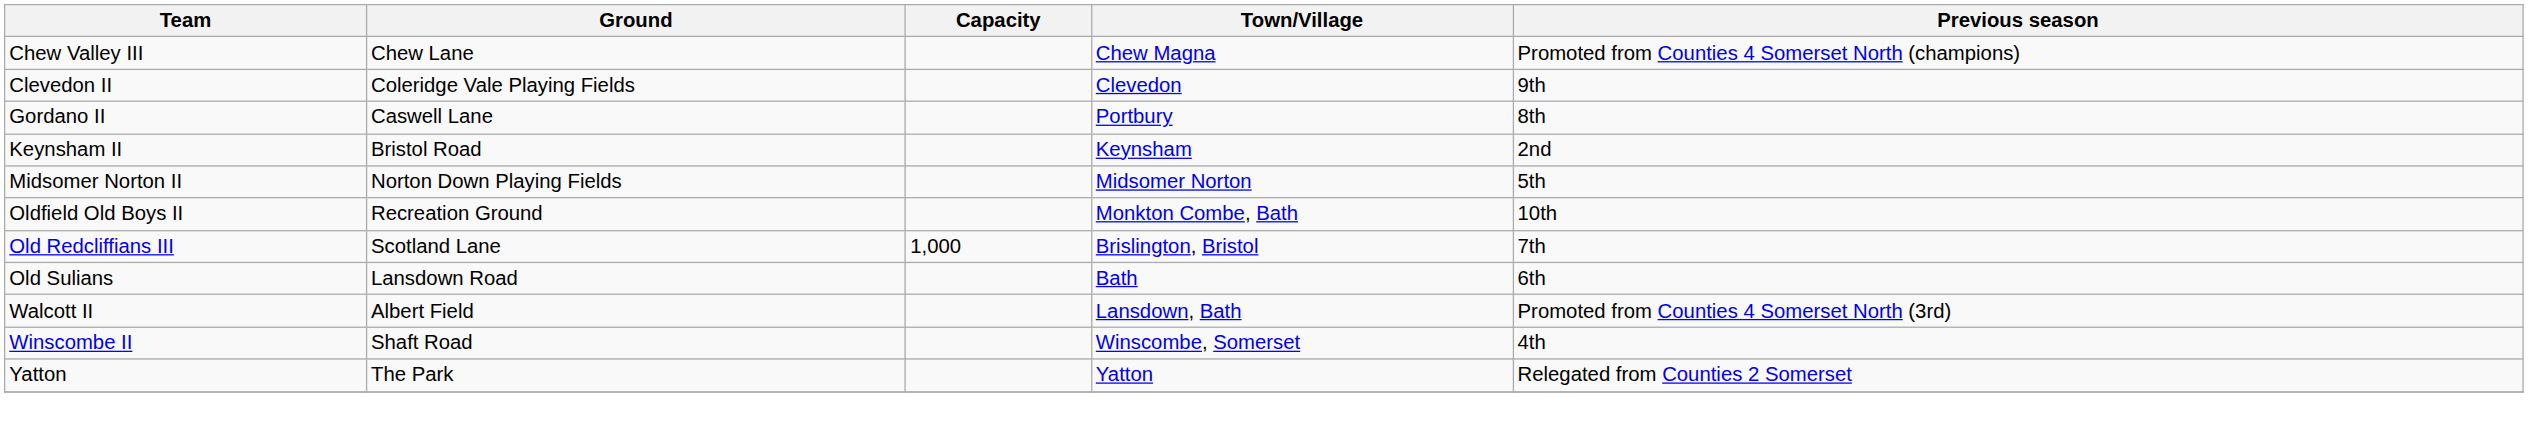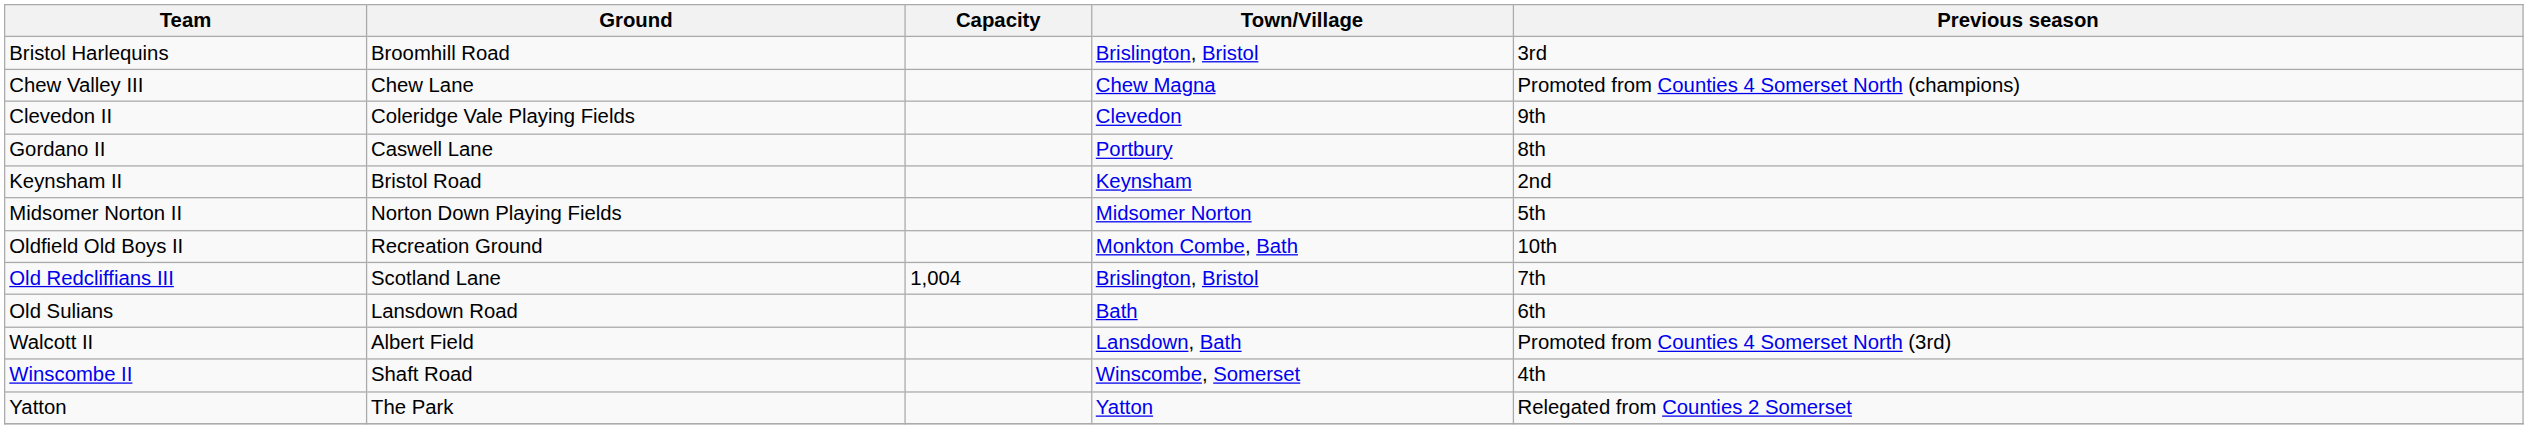+ row: (89, 52)
(936, 246) 1,000 -> (936, 278) 1,004
